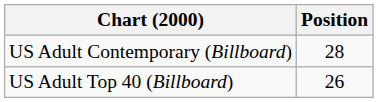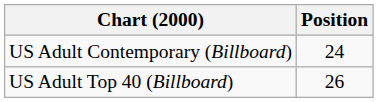(335, 50) 28 -> (335, 50) 24
